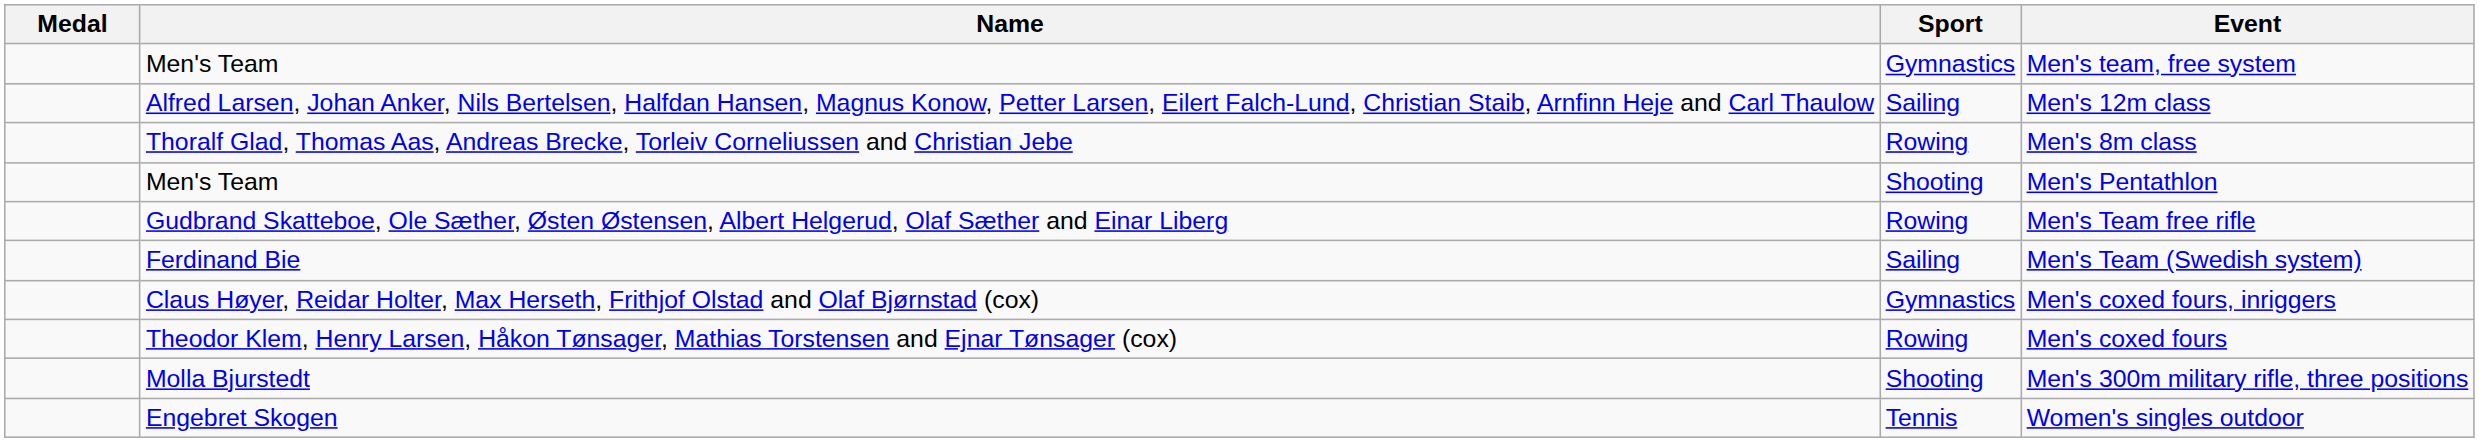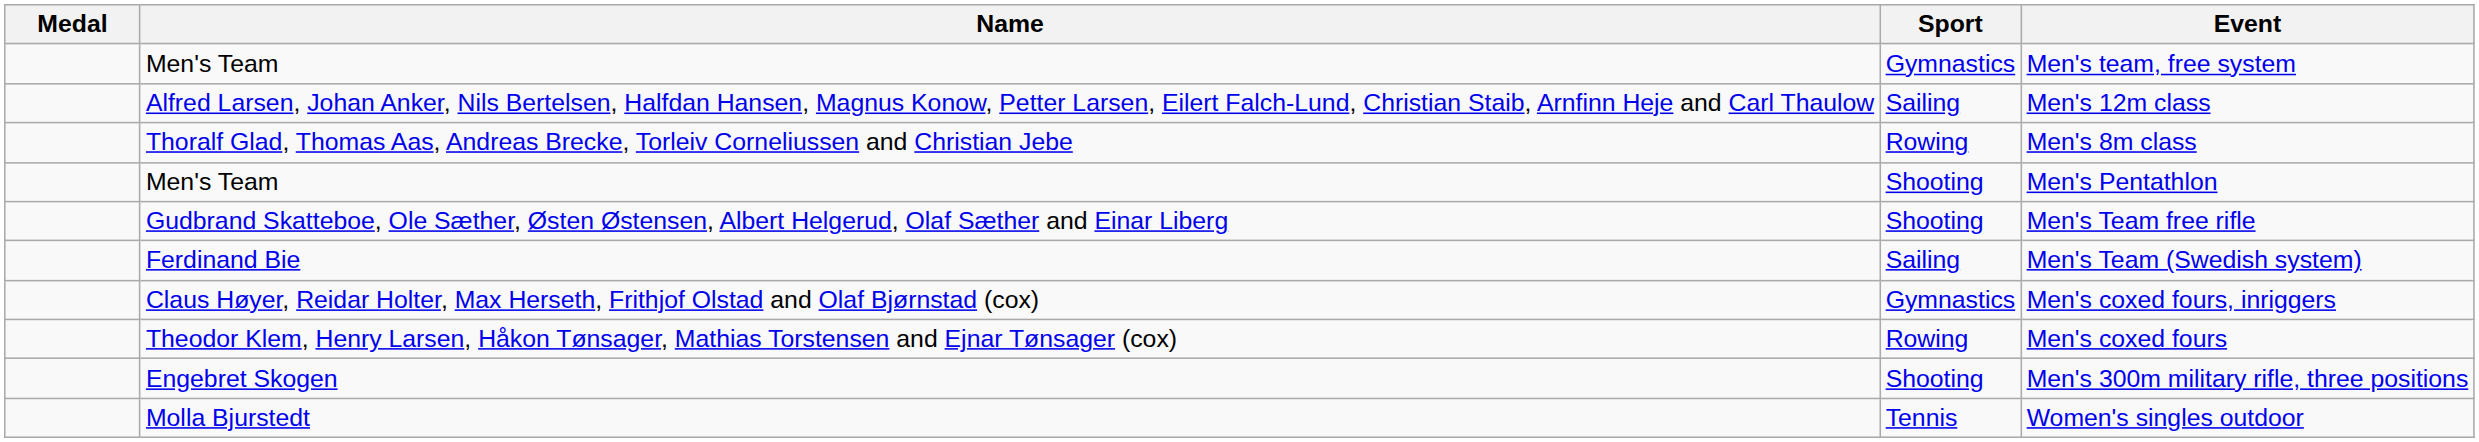(1927, 220) Rowing -> (1935, 220) Shooting
(228, 378) Molla Bjurstedt -> (242, 378) Engebret Skogen
(242, 417) Engebret Skogen -> (228, 417) Molla Bjurstedt
